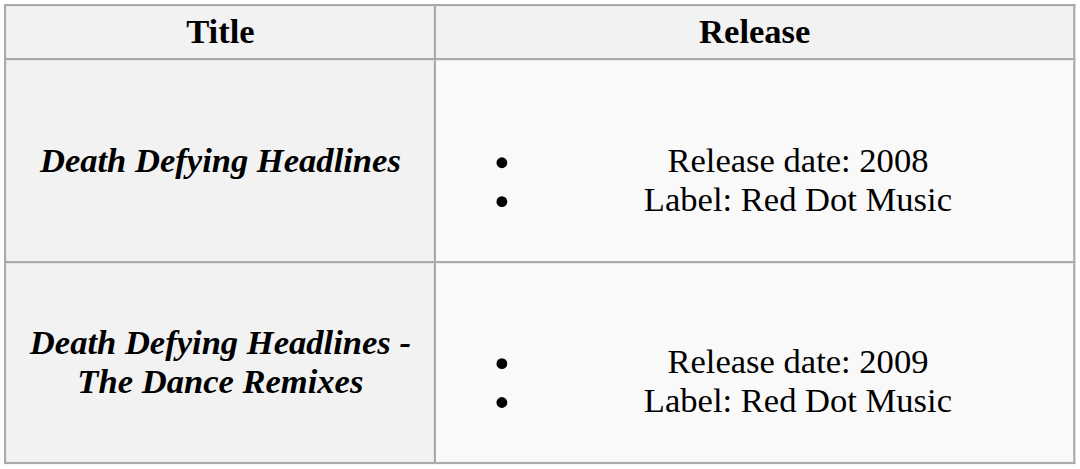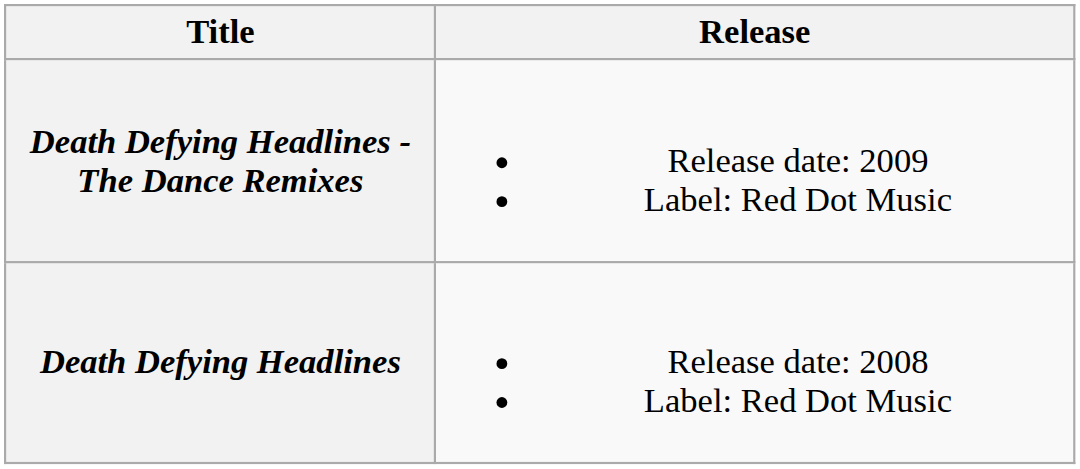rows swapped: (220, 160) <-> (220, 361)
